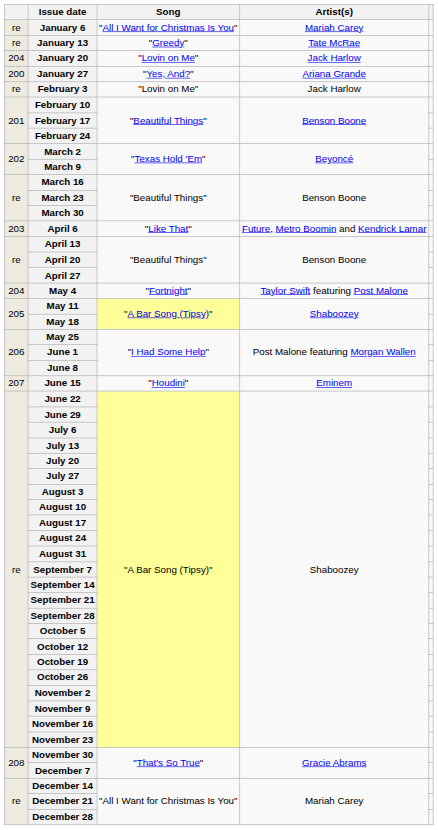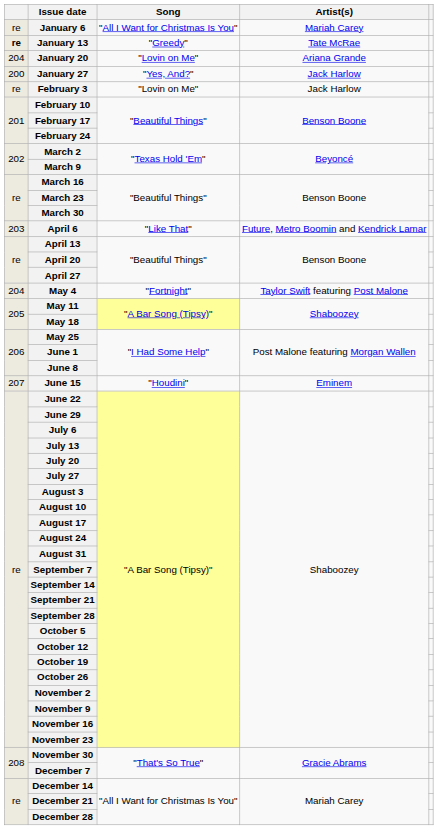(16, 43) normal -> (16, 43) bold
(334, 58) Jack Harlow -> (334, 58) Ariana Grande
(334, 74) Ariana Grande -> (334, 74) Jack Harlow
